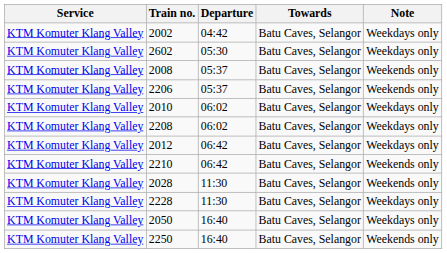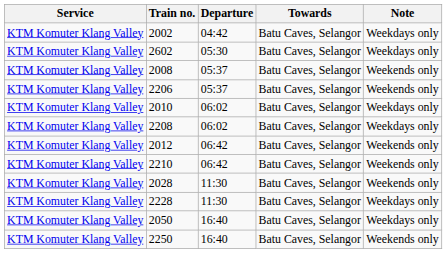(403, 145) Weekdays only -> (403, 145) Weekends only
